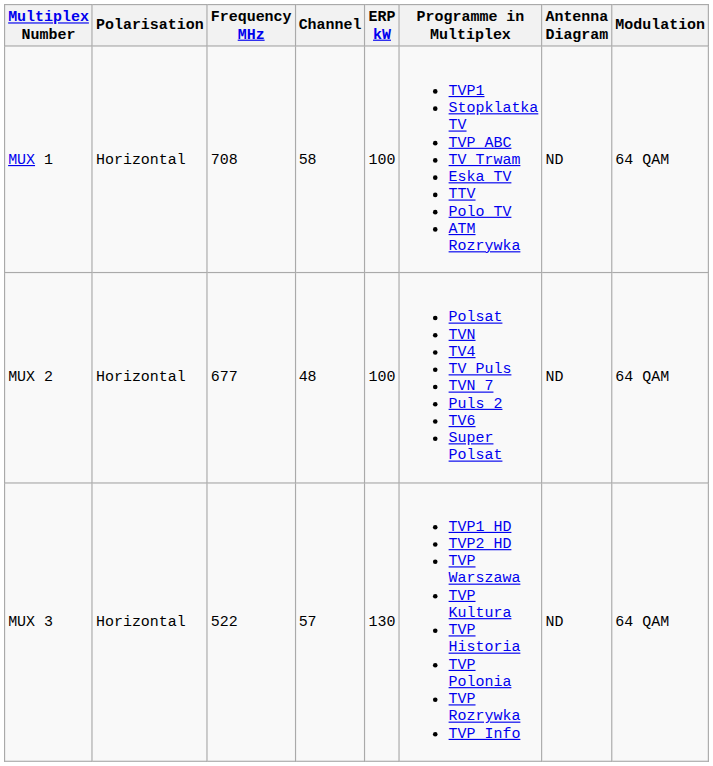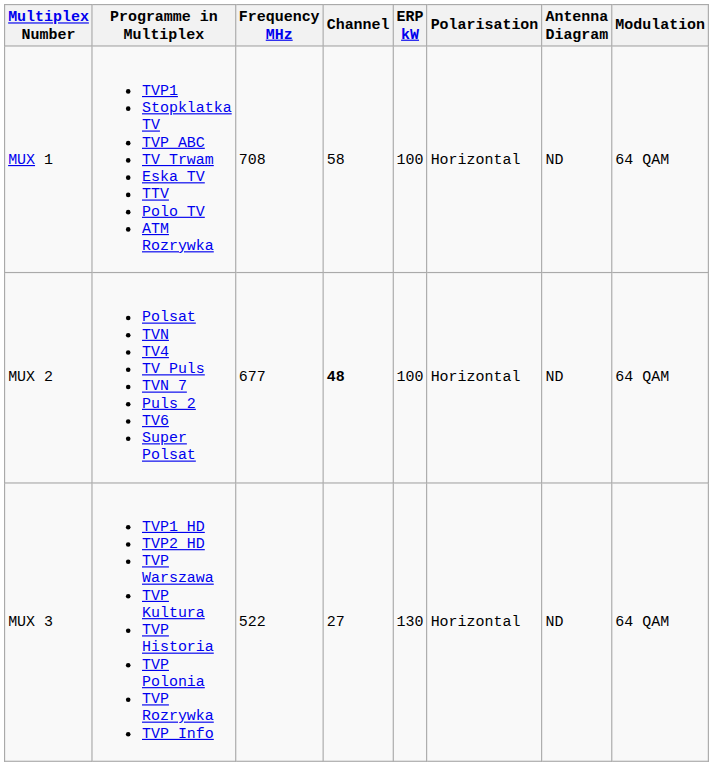columns swapped: (470, 25) <-> (150, 25)
(308, 378) normal -> (336, 378) bold
(308, 622) 57 -> (336, 622) 27
